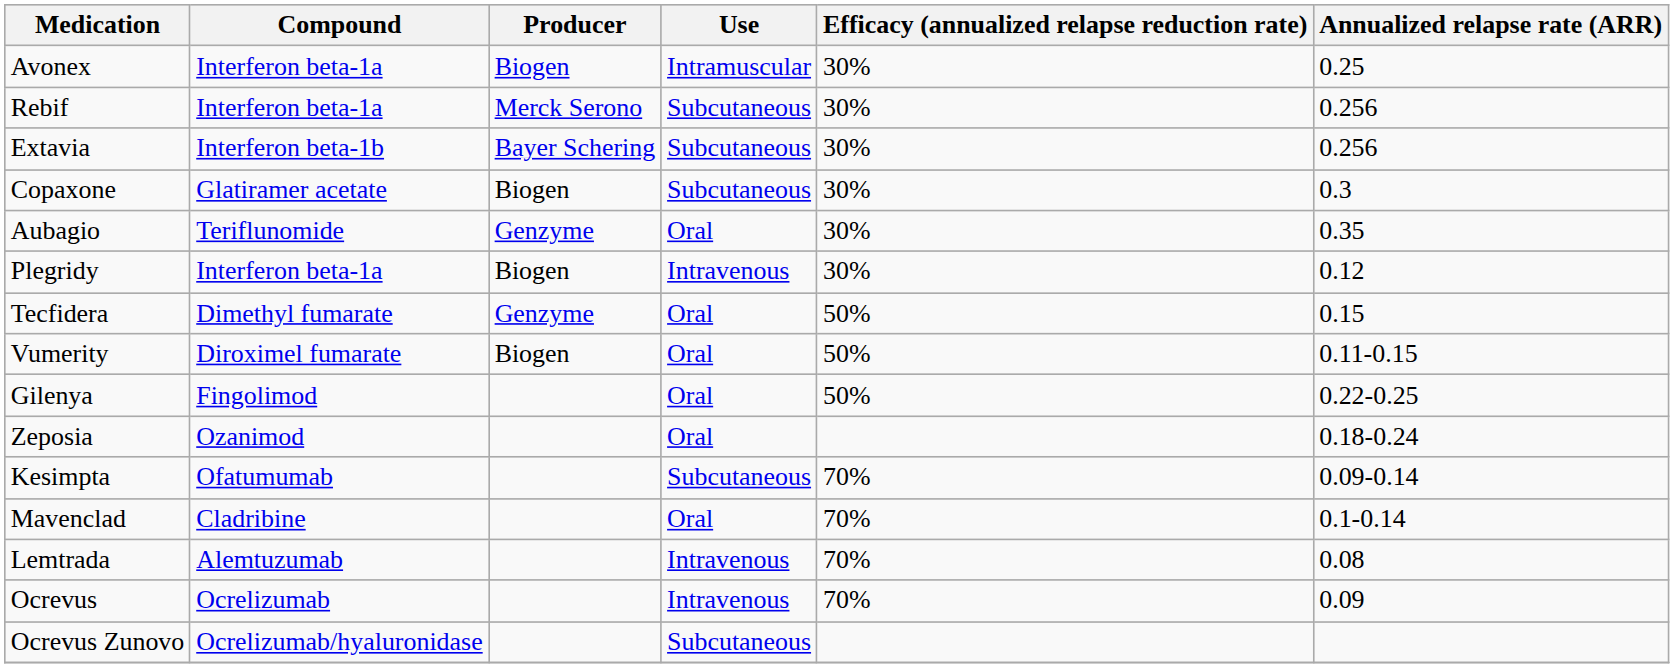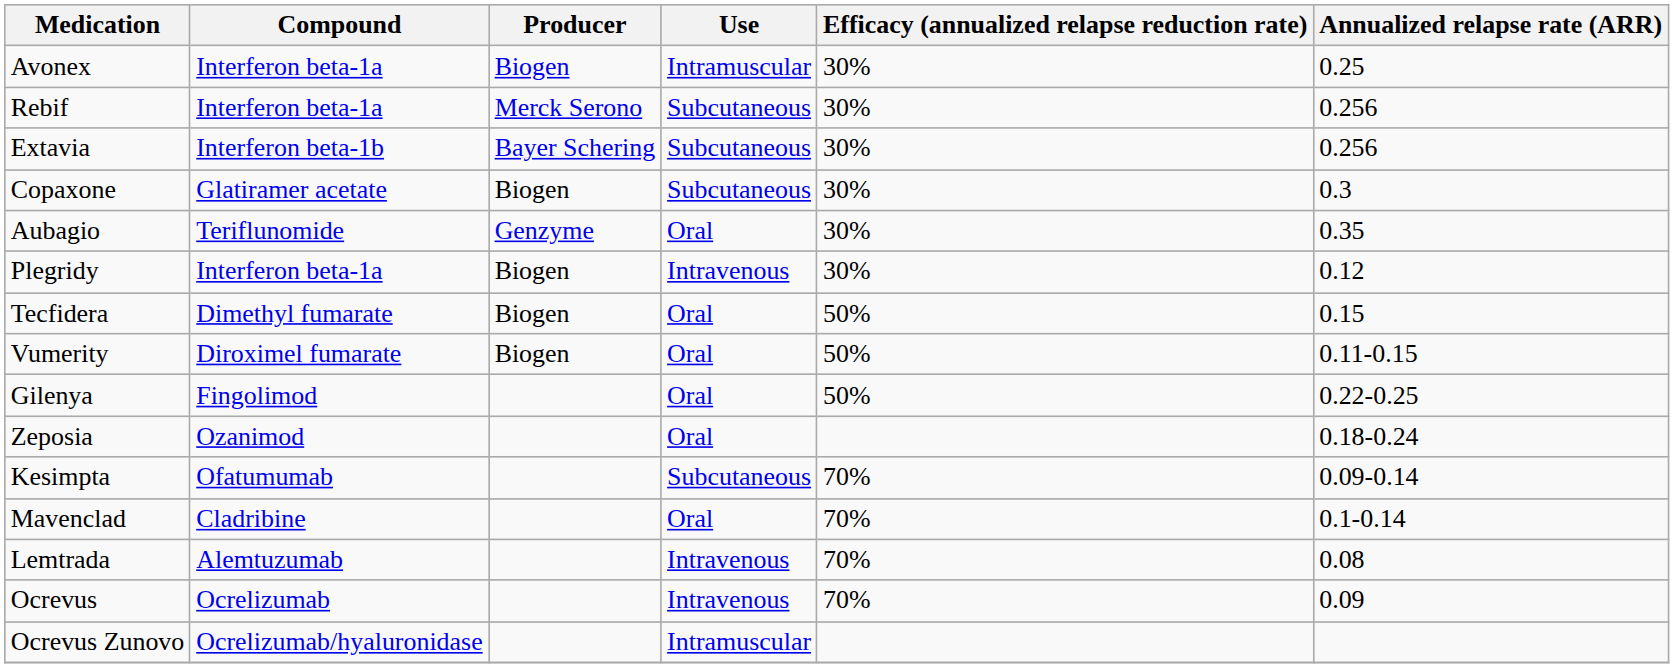(544, 312) Genzyme -> (532, 312) Biogen
(739, 641) Subcutaneous -> (739, 641) Intramuscular
